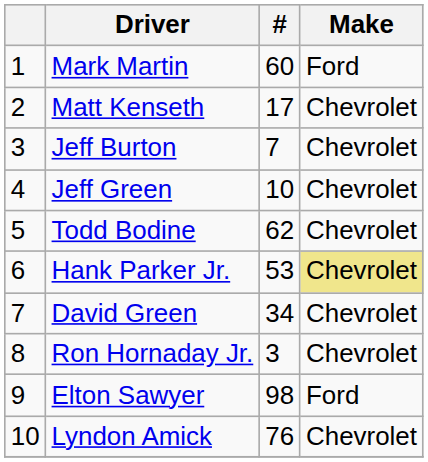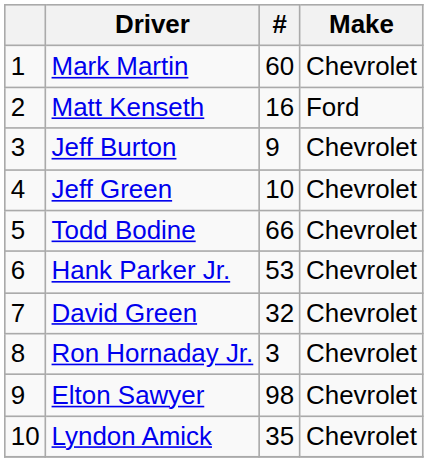(333, 66) Ford -> (361, 66) Chevrolet
(280, 107) 17 -> (280, 107) 16
(361, 107) Chevrolet -> (333, 107) Ford
(272, 148) 7 -> (272, 148) 9
(280, 230) 62 -> (280, 230) 66
(361, 271) khaki background -> (361, 271) no background
(280, 312) 34 -> (280, 312) 32
(333, 395) Ford -> (361, 395) Chevrolet
(280, 436) 76 -> (280, 436) 35
